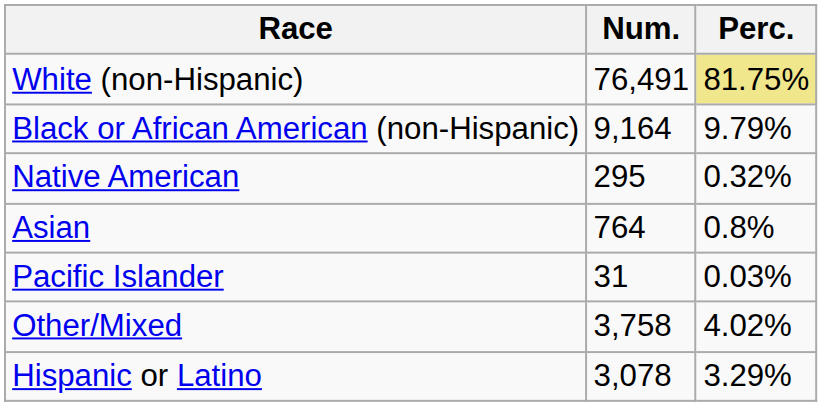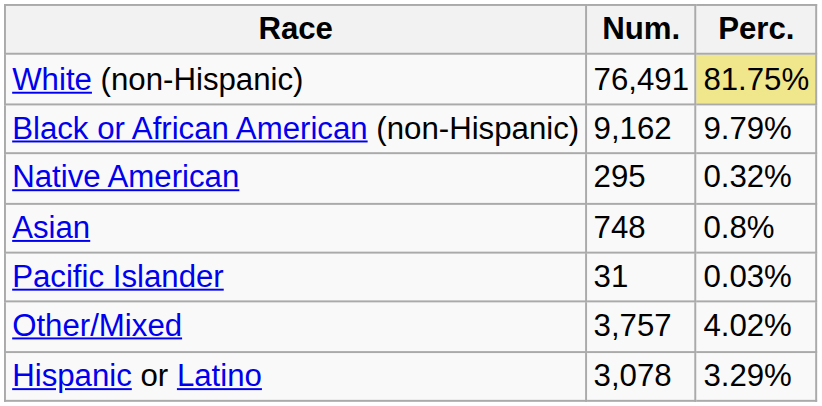(633, 128) 9,164 -> (633, 128) 9,162
(620, 227) 764 -> (620, 227) 748
(633, 326) 3,758 -> (633, 326) 3,757
